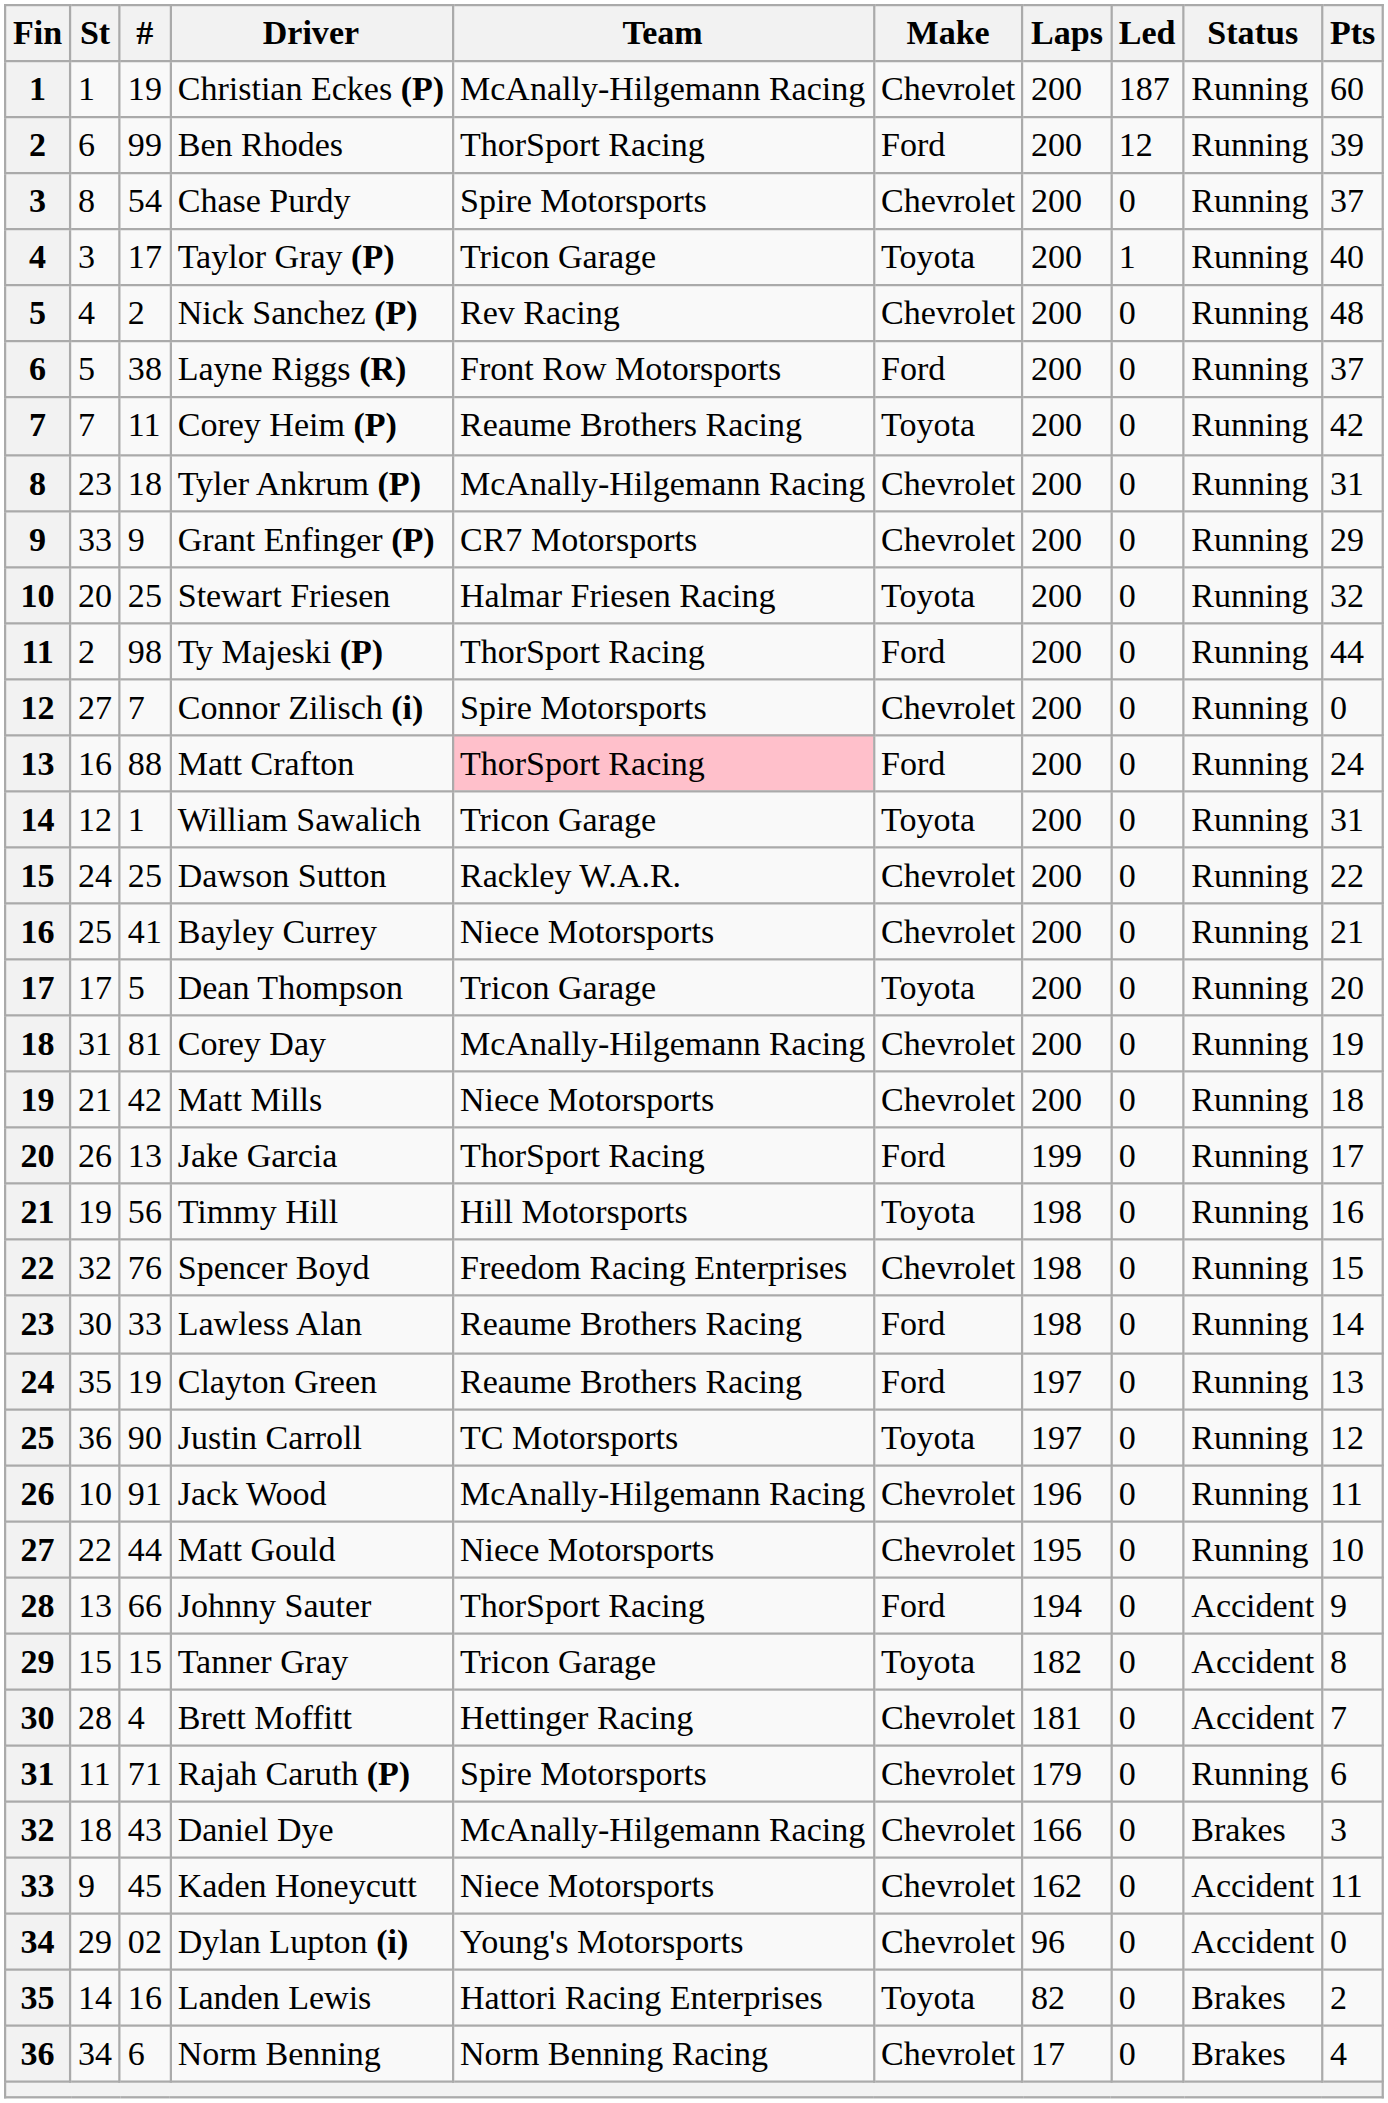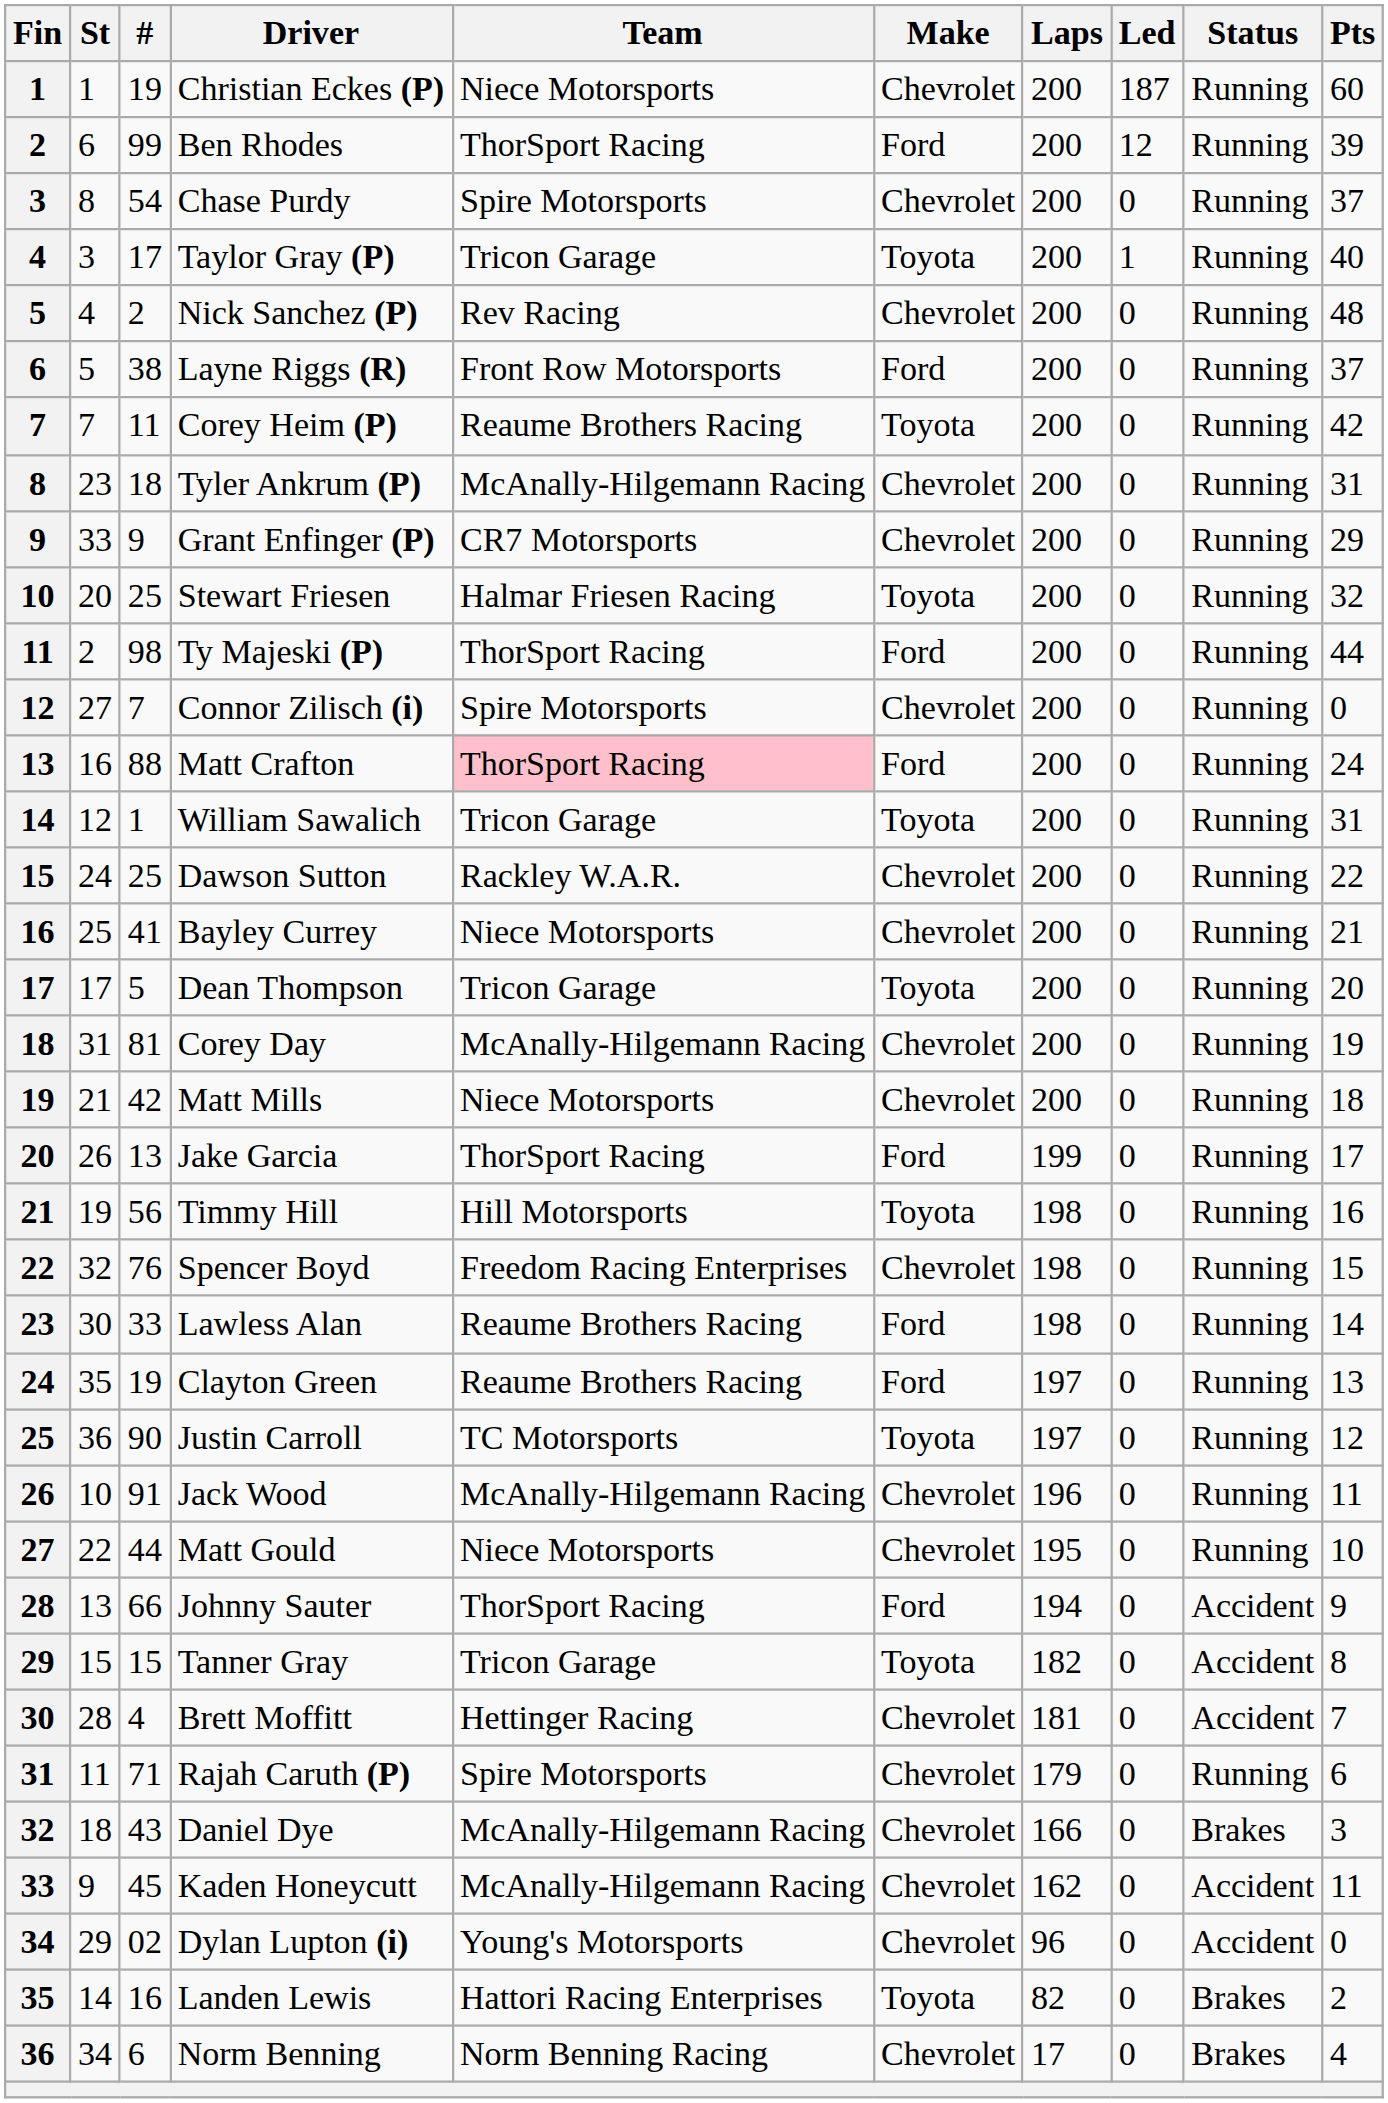(663, 88) McAnally-Hilgemann Racing -> (587, 88) Niece Motorsports
(587, 1885) Niece Motorsports -> (663, 1885) McAnally-Hilgemann Racing
